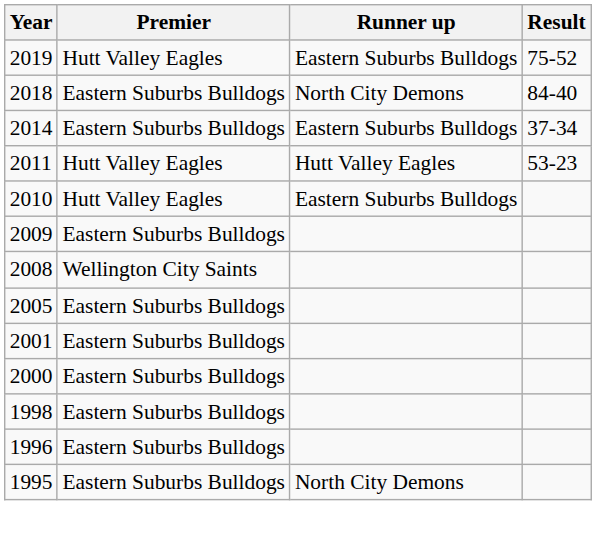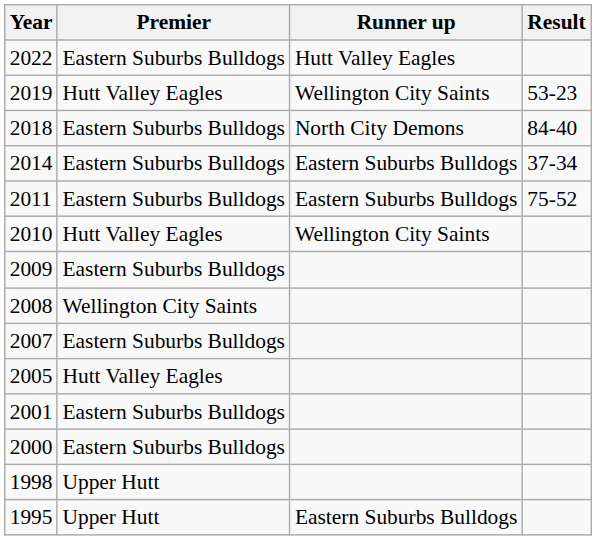+ row: (31, 57)
(406, 57) Eastern Suburbs Bulldogs -> (392, 93) Wellington City Saints
(552, 57) 75-52 -> (552, 93) 53-23
(143, 163) Hutt Valley Eagles -> (174, 199) Eastern Suburbs Bulldogs
(375, 163) Hutt Valley Eagles -> (406, 199) Eastern Suburbs Bulldogs
(552, 163) 53-23 -> (552, 199) 75-52
(406, 199) Eastern Suburbs Bulldogs -> (392, 234) Wellington City Saints
+ row: (31, 340)
(174, 305) Eastern Suburbs Bulldogs -> (143, 375) Hutt Valley Eagles
(174, 411) Eastern Suburbs Bulldogs -> (111, 481) Upper Hutt
- row: (31, 446)
(174, 481) Eastern Suburbs Bulldogs -> (111, 517) Upper Hutt
(379, 481) North City Demons -> (406, 517) Eastern Suburbs Bulldogs
